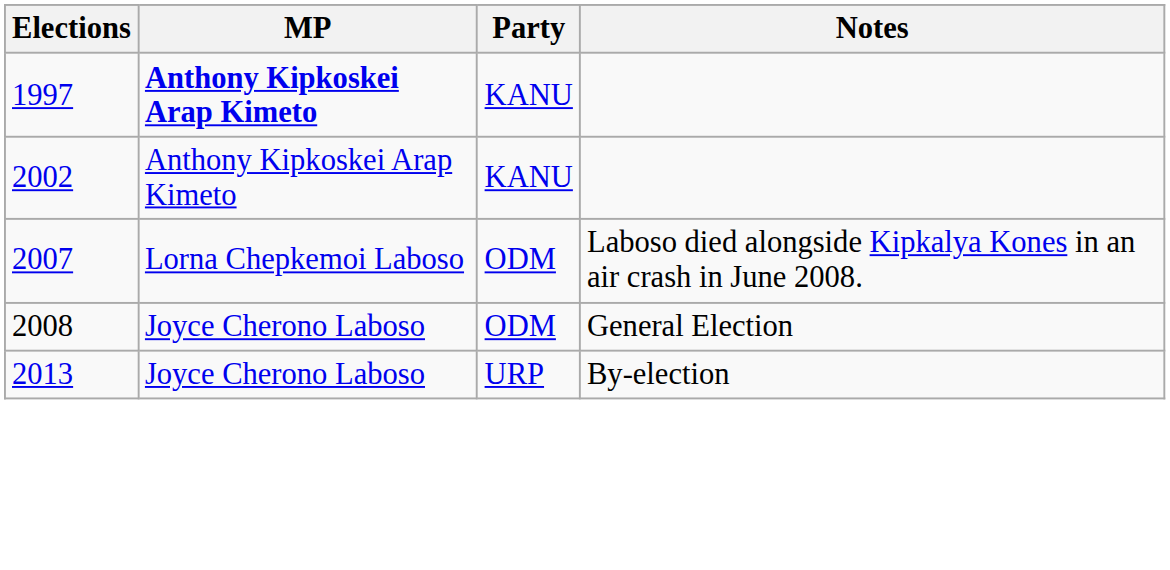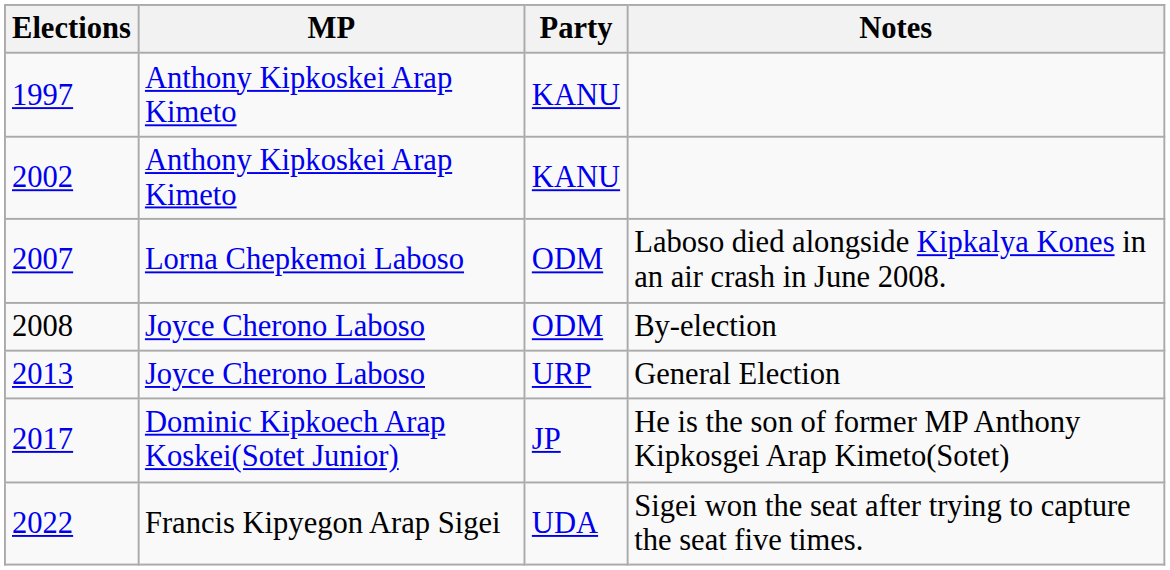(272, 94) bold -> (299, 94) normal
(690, 325) General Election -> (705, 325) By-election
(658, 374) By-election -> (737, 374) General Election
+ row: (43, 439)
+ row: (43, 522)
